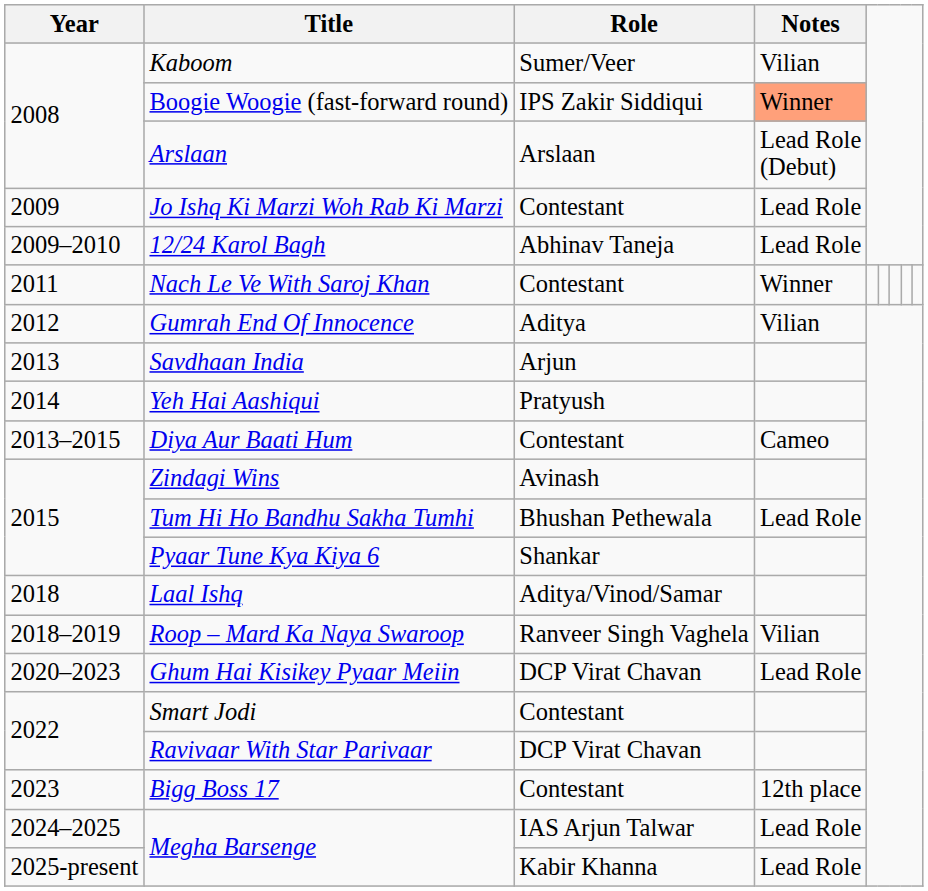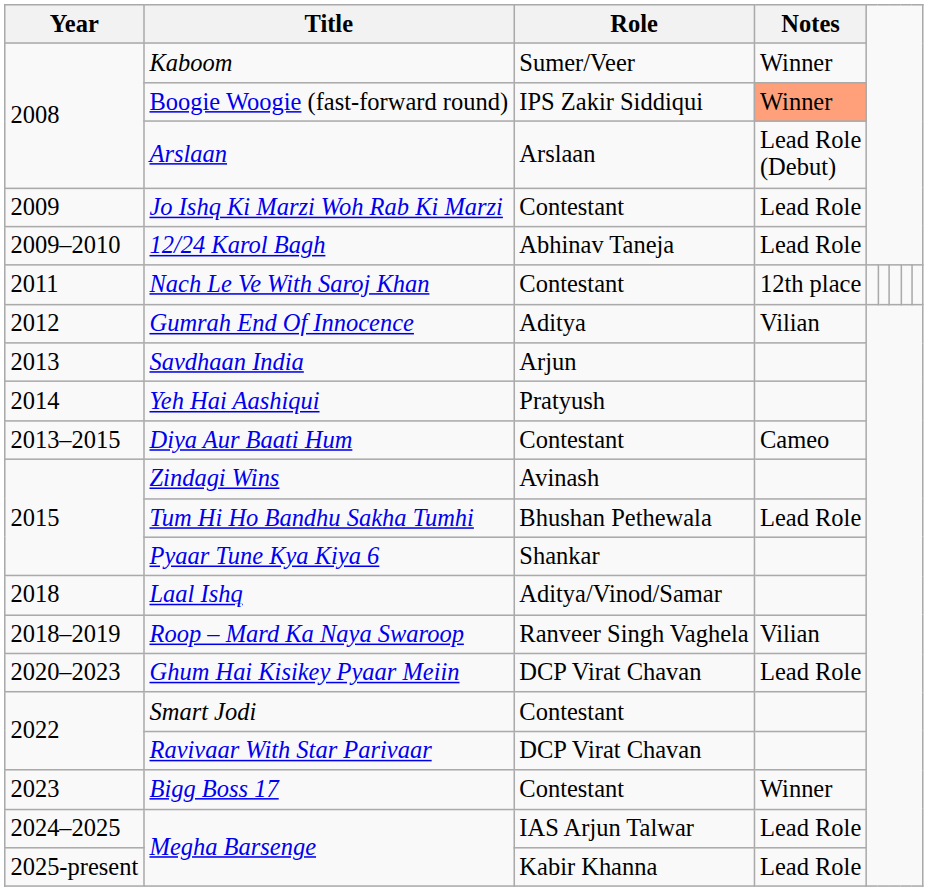(790, 62) Vilian -> (796, 62) Winner
(796, 284) Winner -> (811, 284) 12th place
(811, 789) 12th place -> (796, 789) Winner
